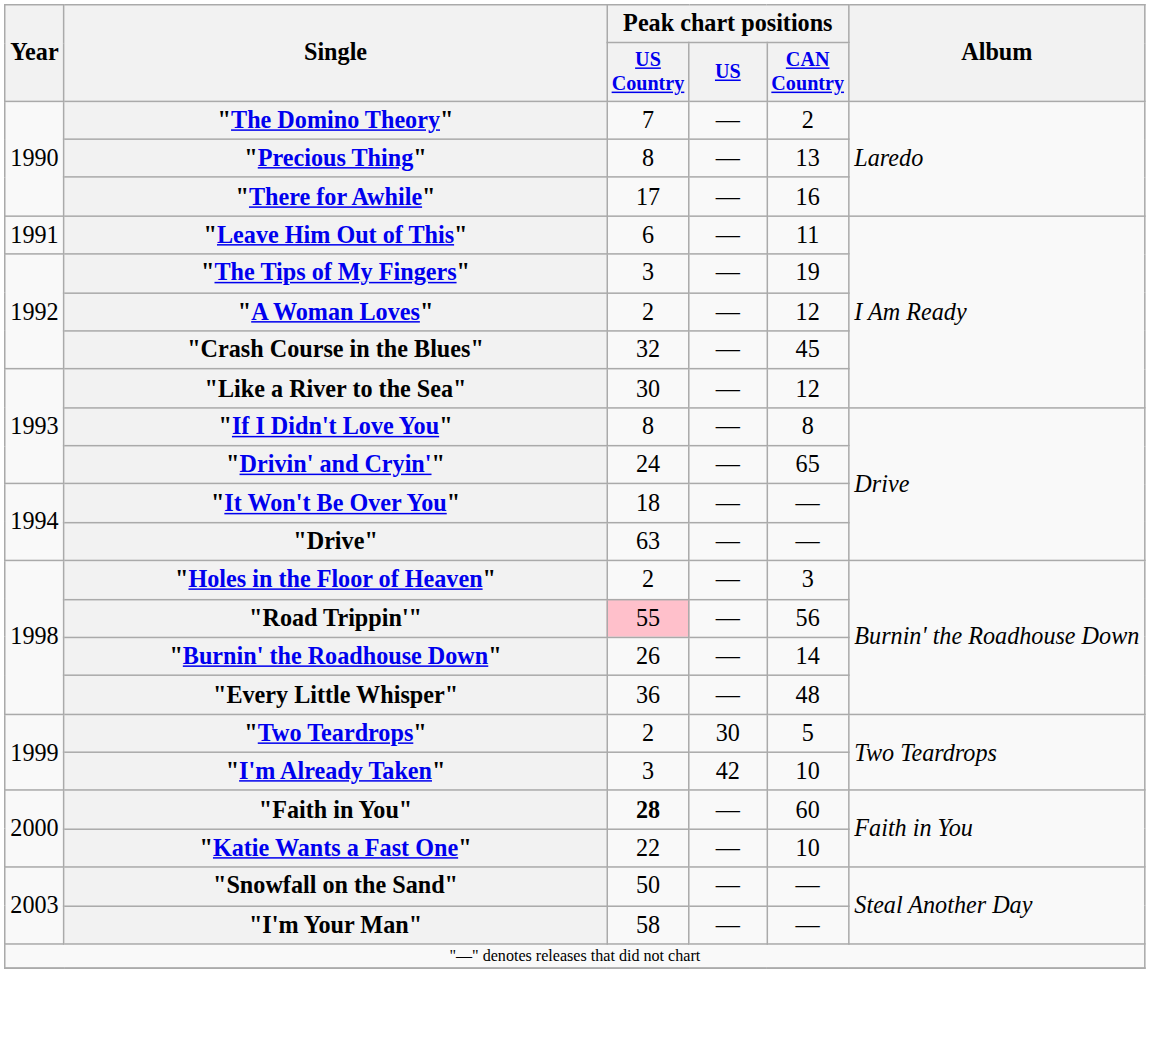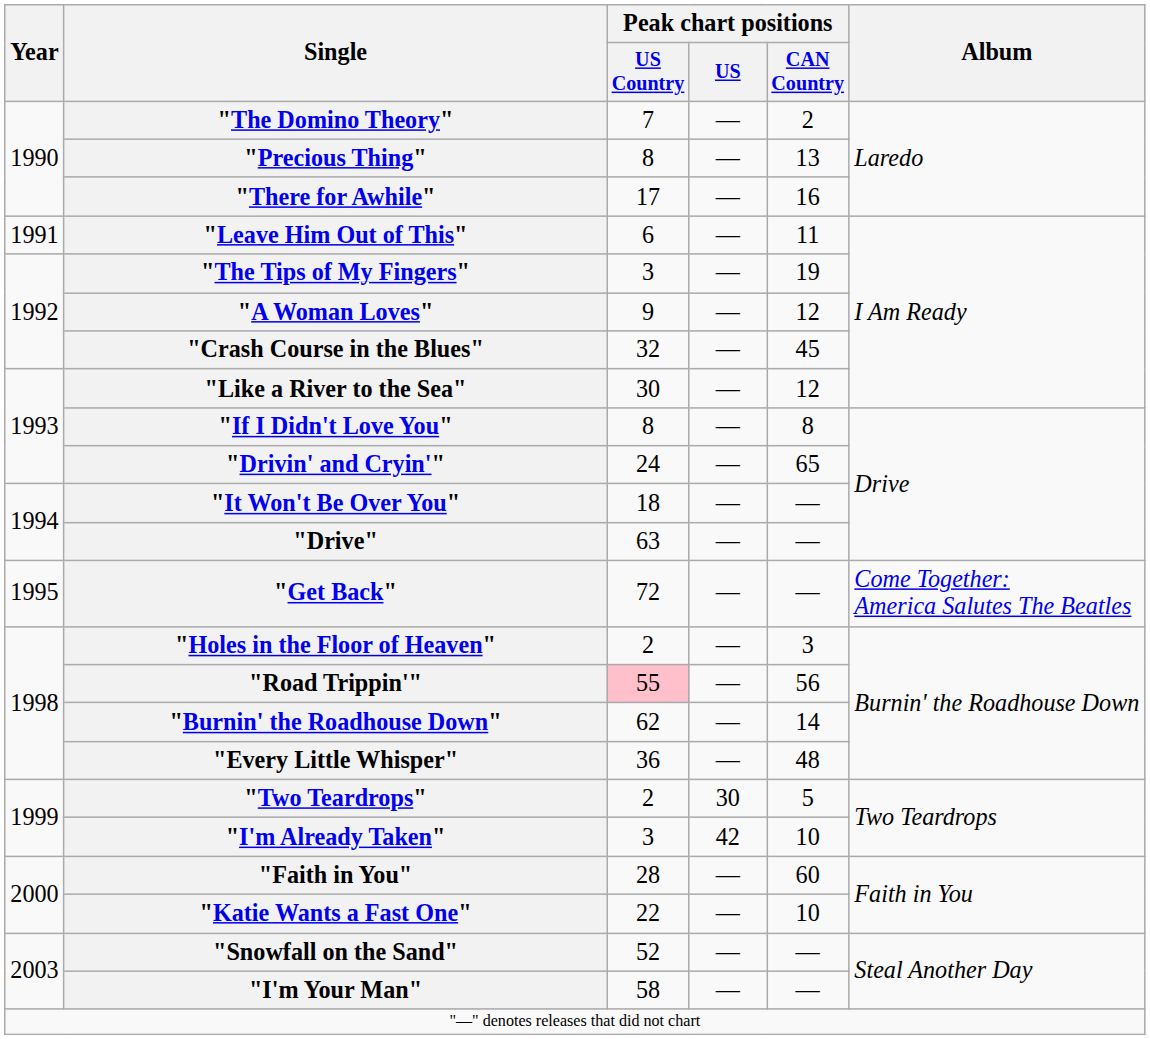(648, 311) 2 -> (648, 311) 9
+ row: (336, 593)
(648, 656) 26 -> (648, 721) 62
(648, 809) bold -> (648, 875) normal
(648, 886) 50 -> (648, 951) 52
